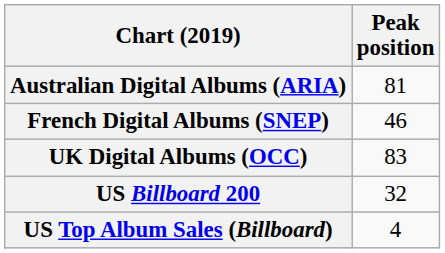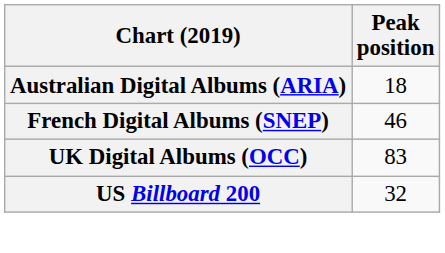(396, 84) 81 -> (396, 84) 18
- row: (178, 229)
